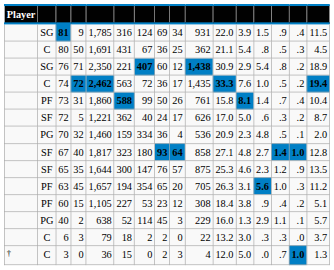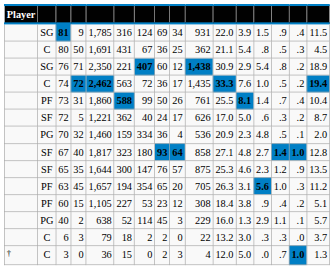(224, 101) 15.8 -> (224, 101) 25.5
